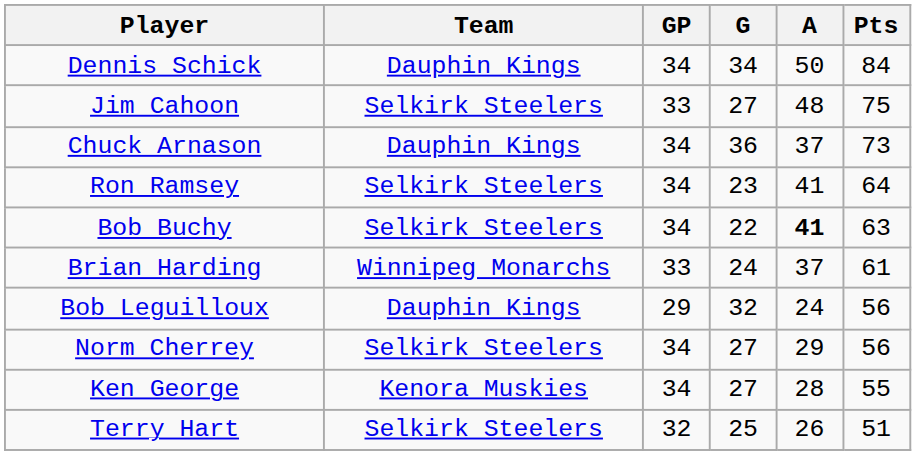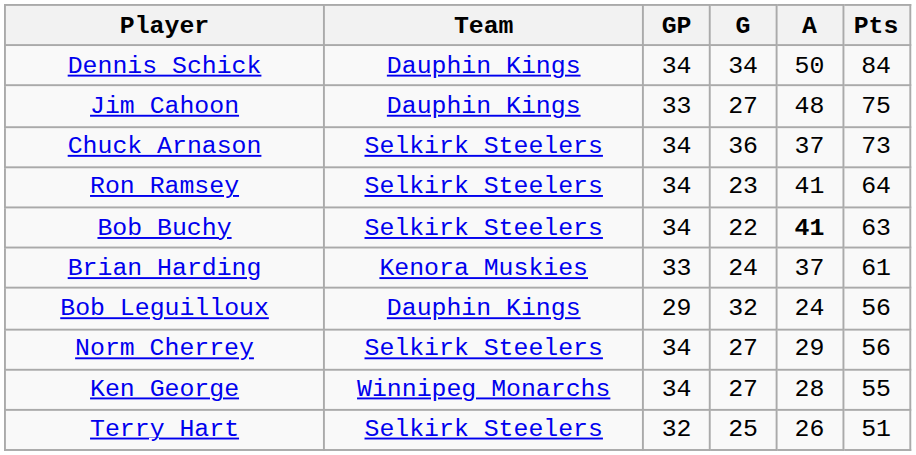(484, 106) Selkirk Steelers -> (484, 106) Dauphin Kings
(484, 147) Dauphin Kings -> (484, 147) Selkirk Steelers
(484, 268) Winnipeg Monarchs -> (484, 268) Kenora Muskies
(484, 389) Kenora Muskies -> (484, 389) Winnipeg Monarchs
